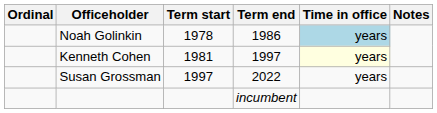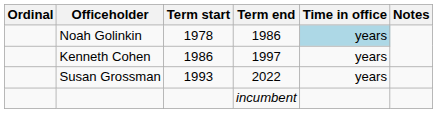(198, 56) 1981 -> (198, 56) 1986
(371, 56) lightyellow background -> (371, 56) no background
(198, 77) 1997 -> (198, 77) 1993
